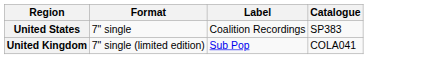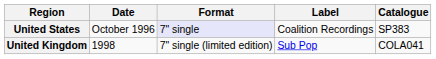+ column: (123, 12)
(112, 29) no background -> (179, 29) lavender background
